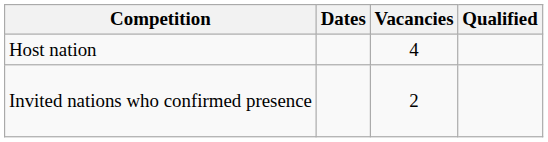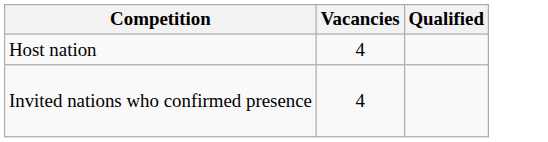- column: (343, 19)
(414, 100) 2 -> (360, 100) 4
